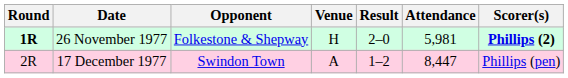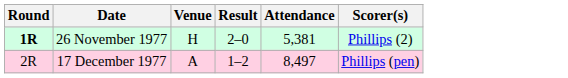- column: (241, 15)
(440, 38) 5,981 -> (299, 38) 5,381
(521, 38) bold -> (380, 38) normal
(440, 61) 8,447 -> (299, 61) 8,497
